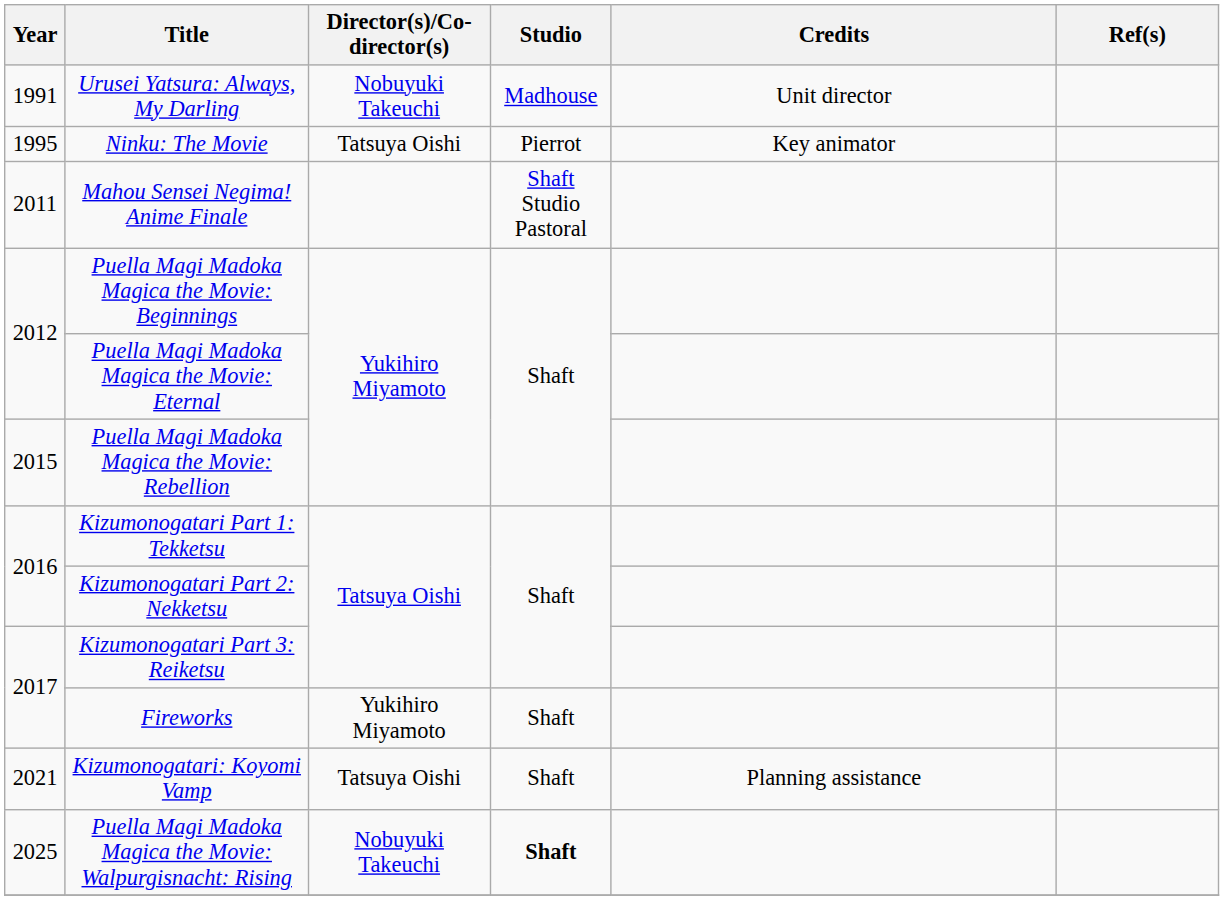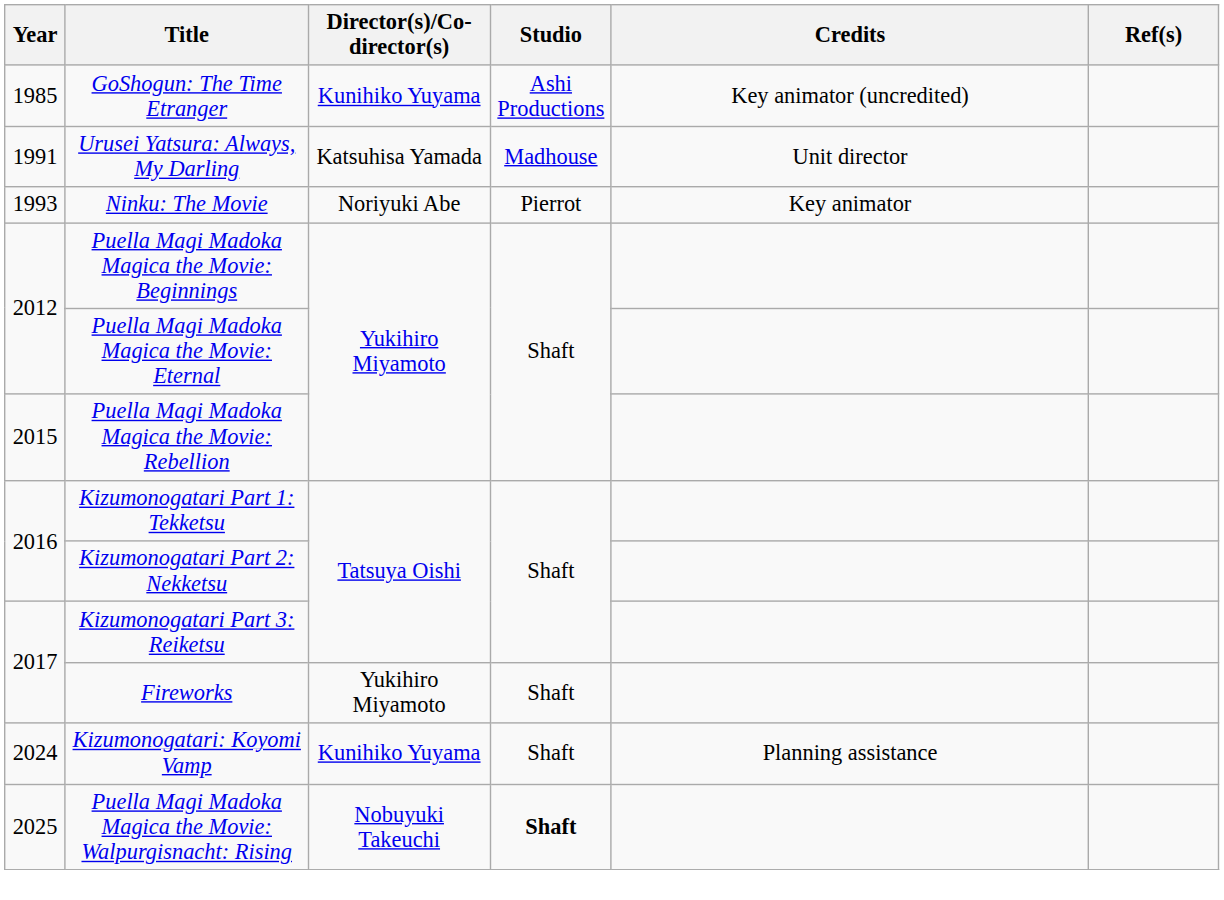+ row: (187, 95)
(399, 95) Nobuyuki Takeuchi -> (399, 156) Katsuhisa Yamada
(35, 143) 1995 -> (35, 204) 1993
(399, 143) Tatsuya Oishi -> (399, 204) Noriyuki Abe
- row: (187, 204)
(35, 778) 2021 -> (35, 753) 2024
(399, 778) Tatsuya Oishi -> (399, 753) Kunihiko Yuyama
